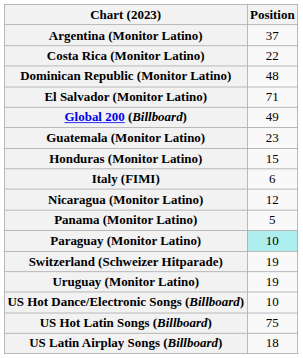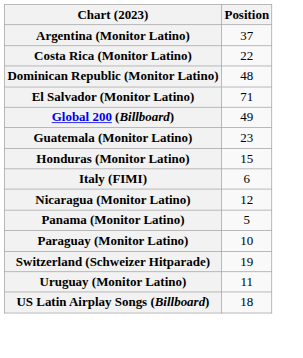(272, 240) paleturquoise background -> (247, 240) no background
(272, 281) 19 -> (247, 281) 11
- row: (126, 302)
- row: (126, 323)
